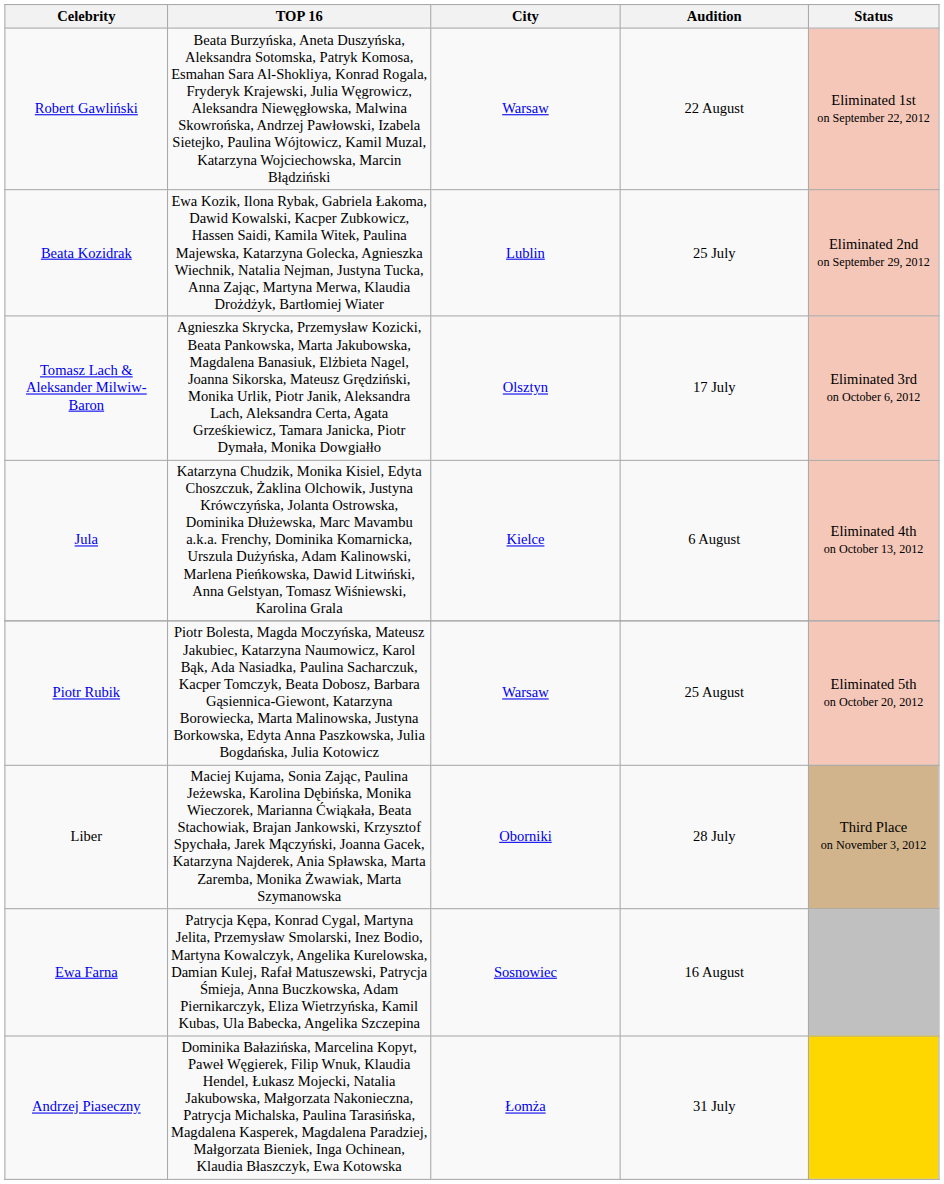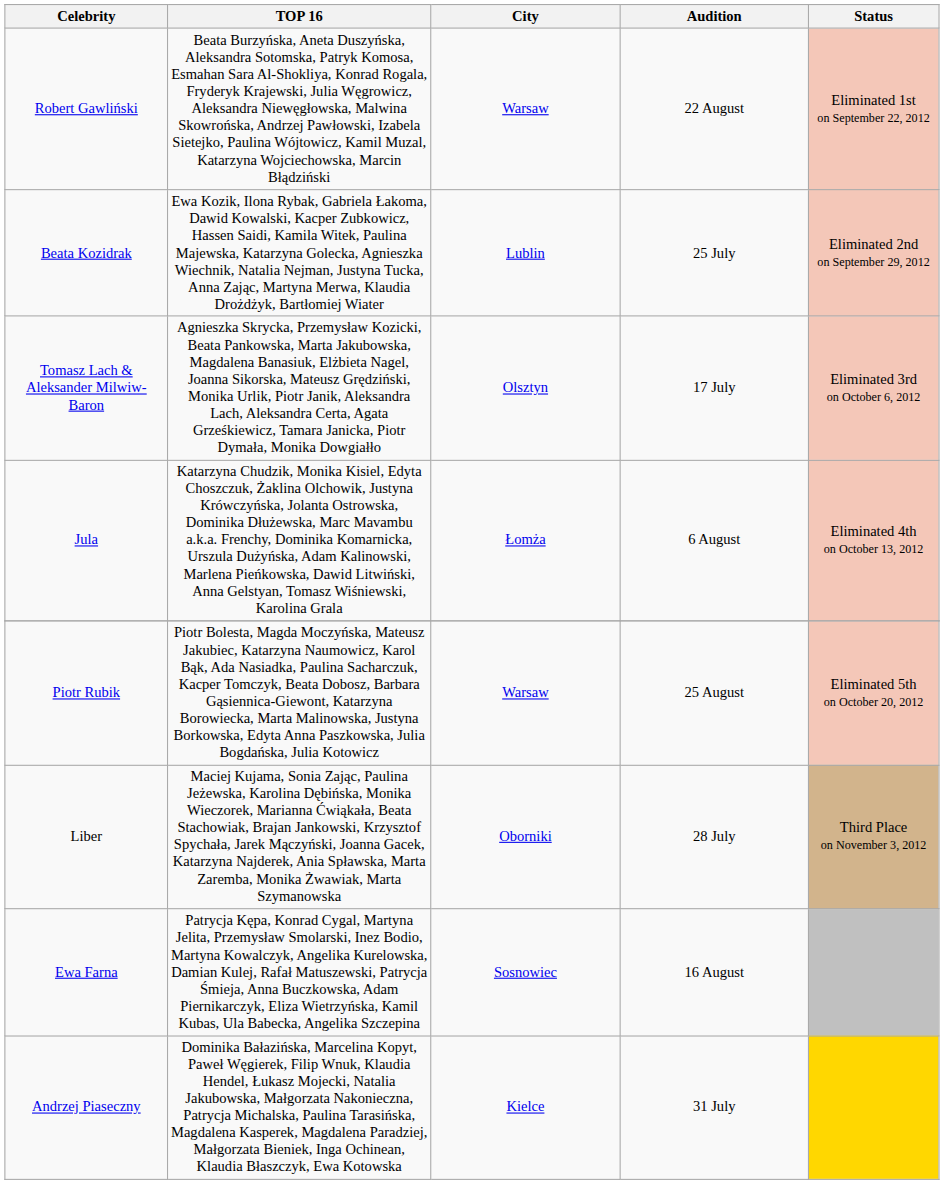(525, 540) Kielce -> (525, 540) Łomża
(525, 1107) Łomża -> (525, 1107) Kielce
